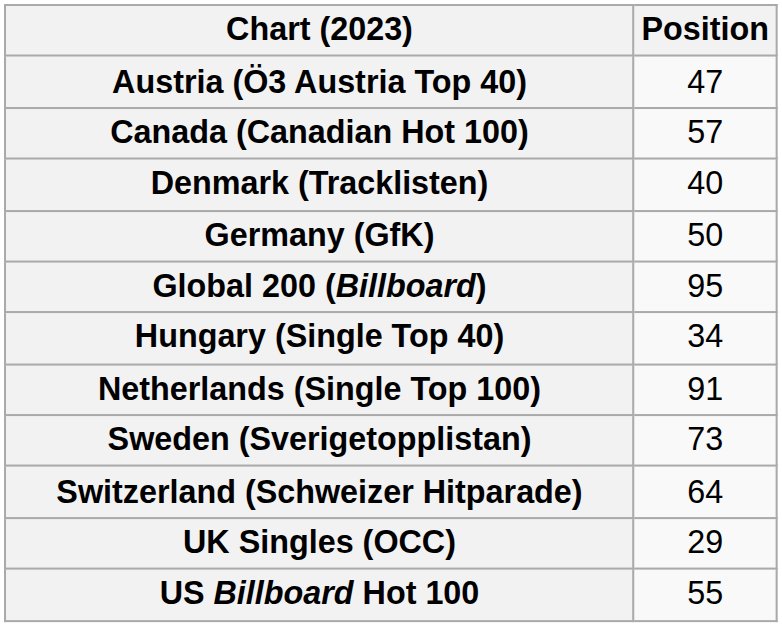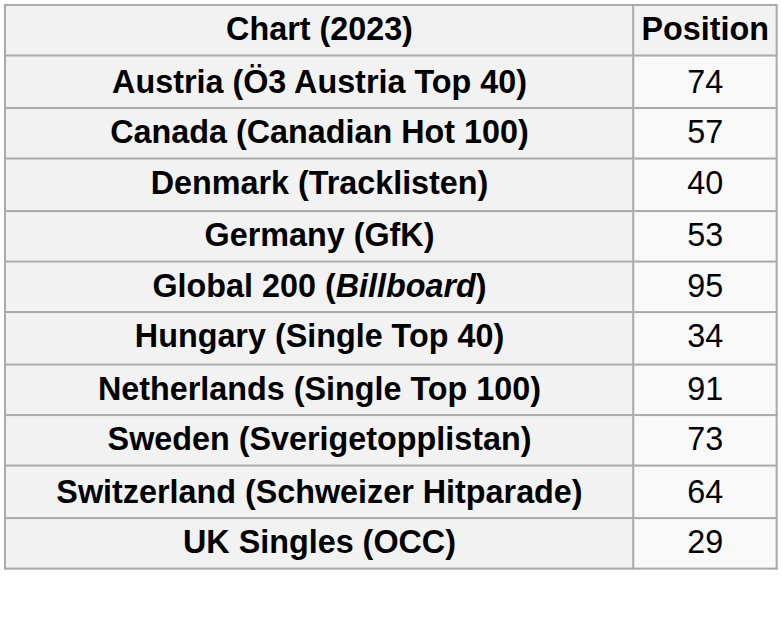(705, 81) 47 -> (705, 81) 74
(705, 235) 50 -> (705, 235) 53
- row: (319, 593)
